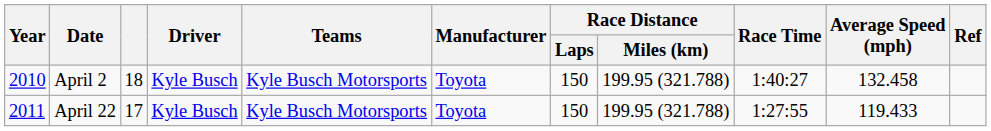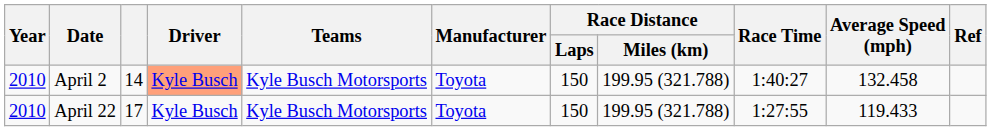(134, 80) 18 -> (134, 80) 14
(195, 80) no background -> (195, 80) lightsalmon background
(27, 110) 2011 -> (27, 110) 2010
